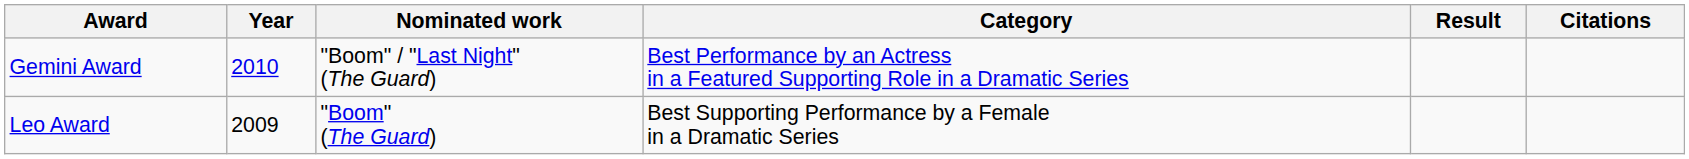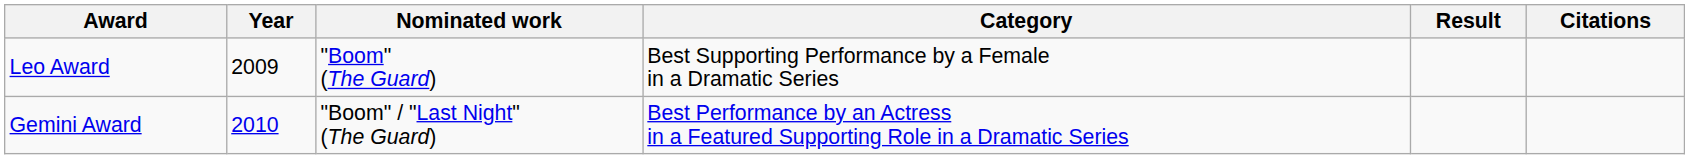rows swapped: (60, 124) <-> (76, 67)
